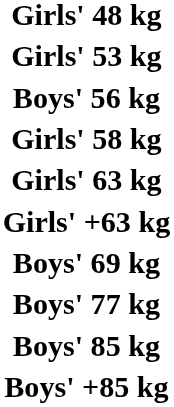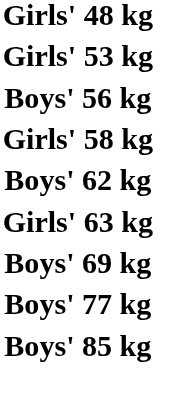+ row: (78, 180)
- row: (86, 221)
- row: (86, 387)
